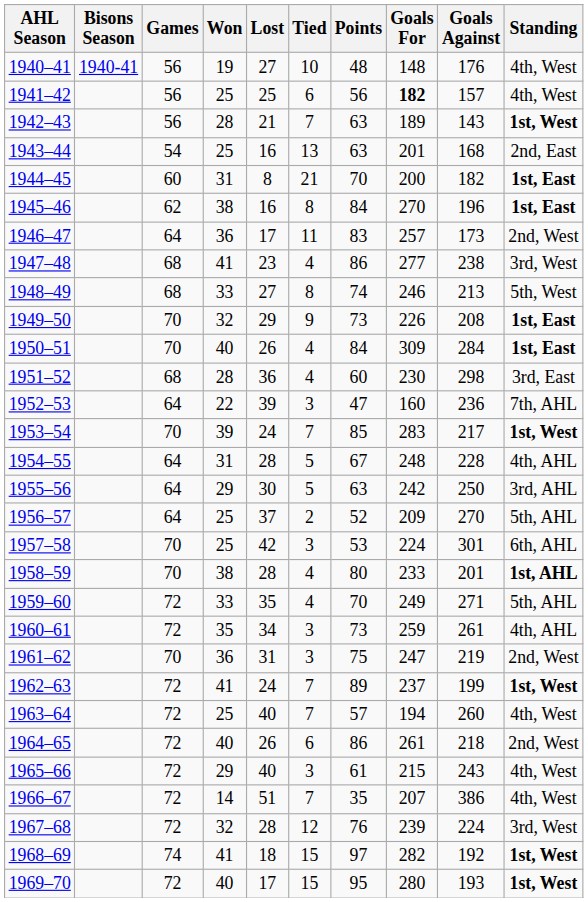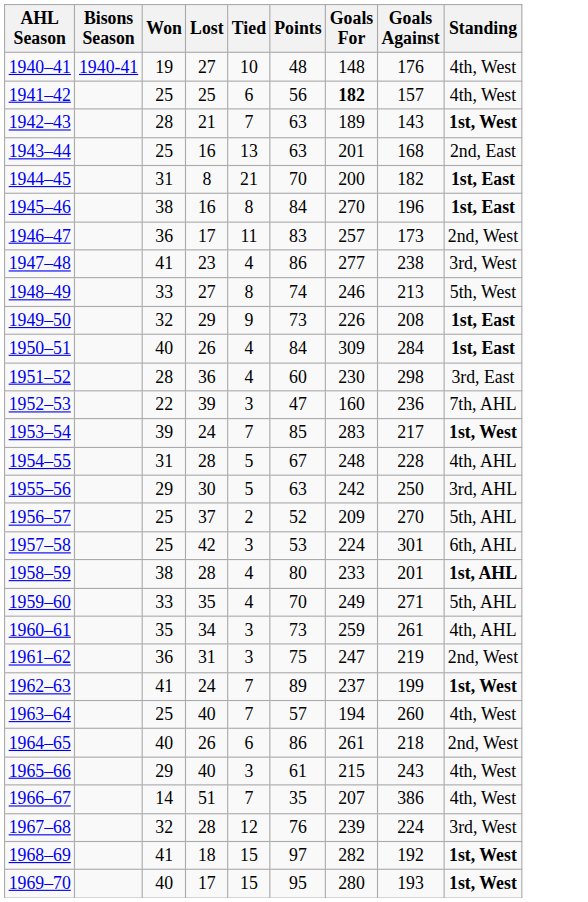- column: (173, 28)
